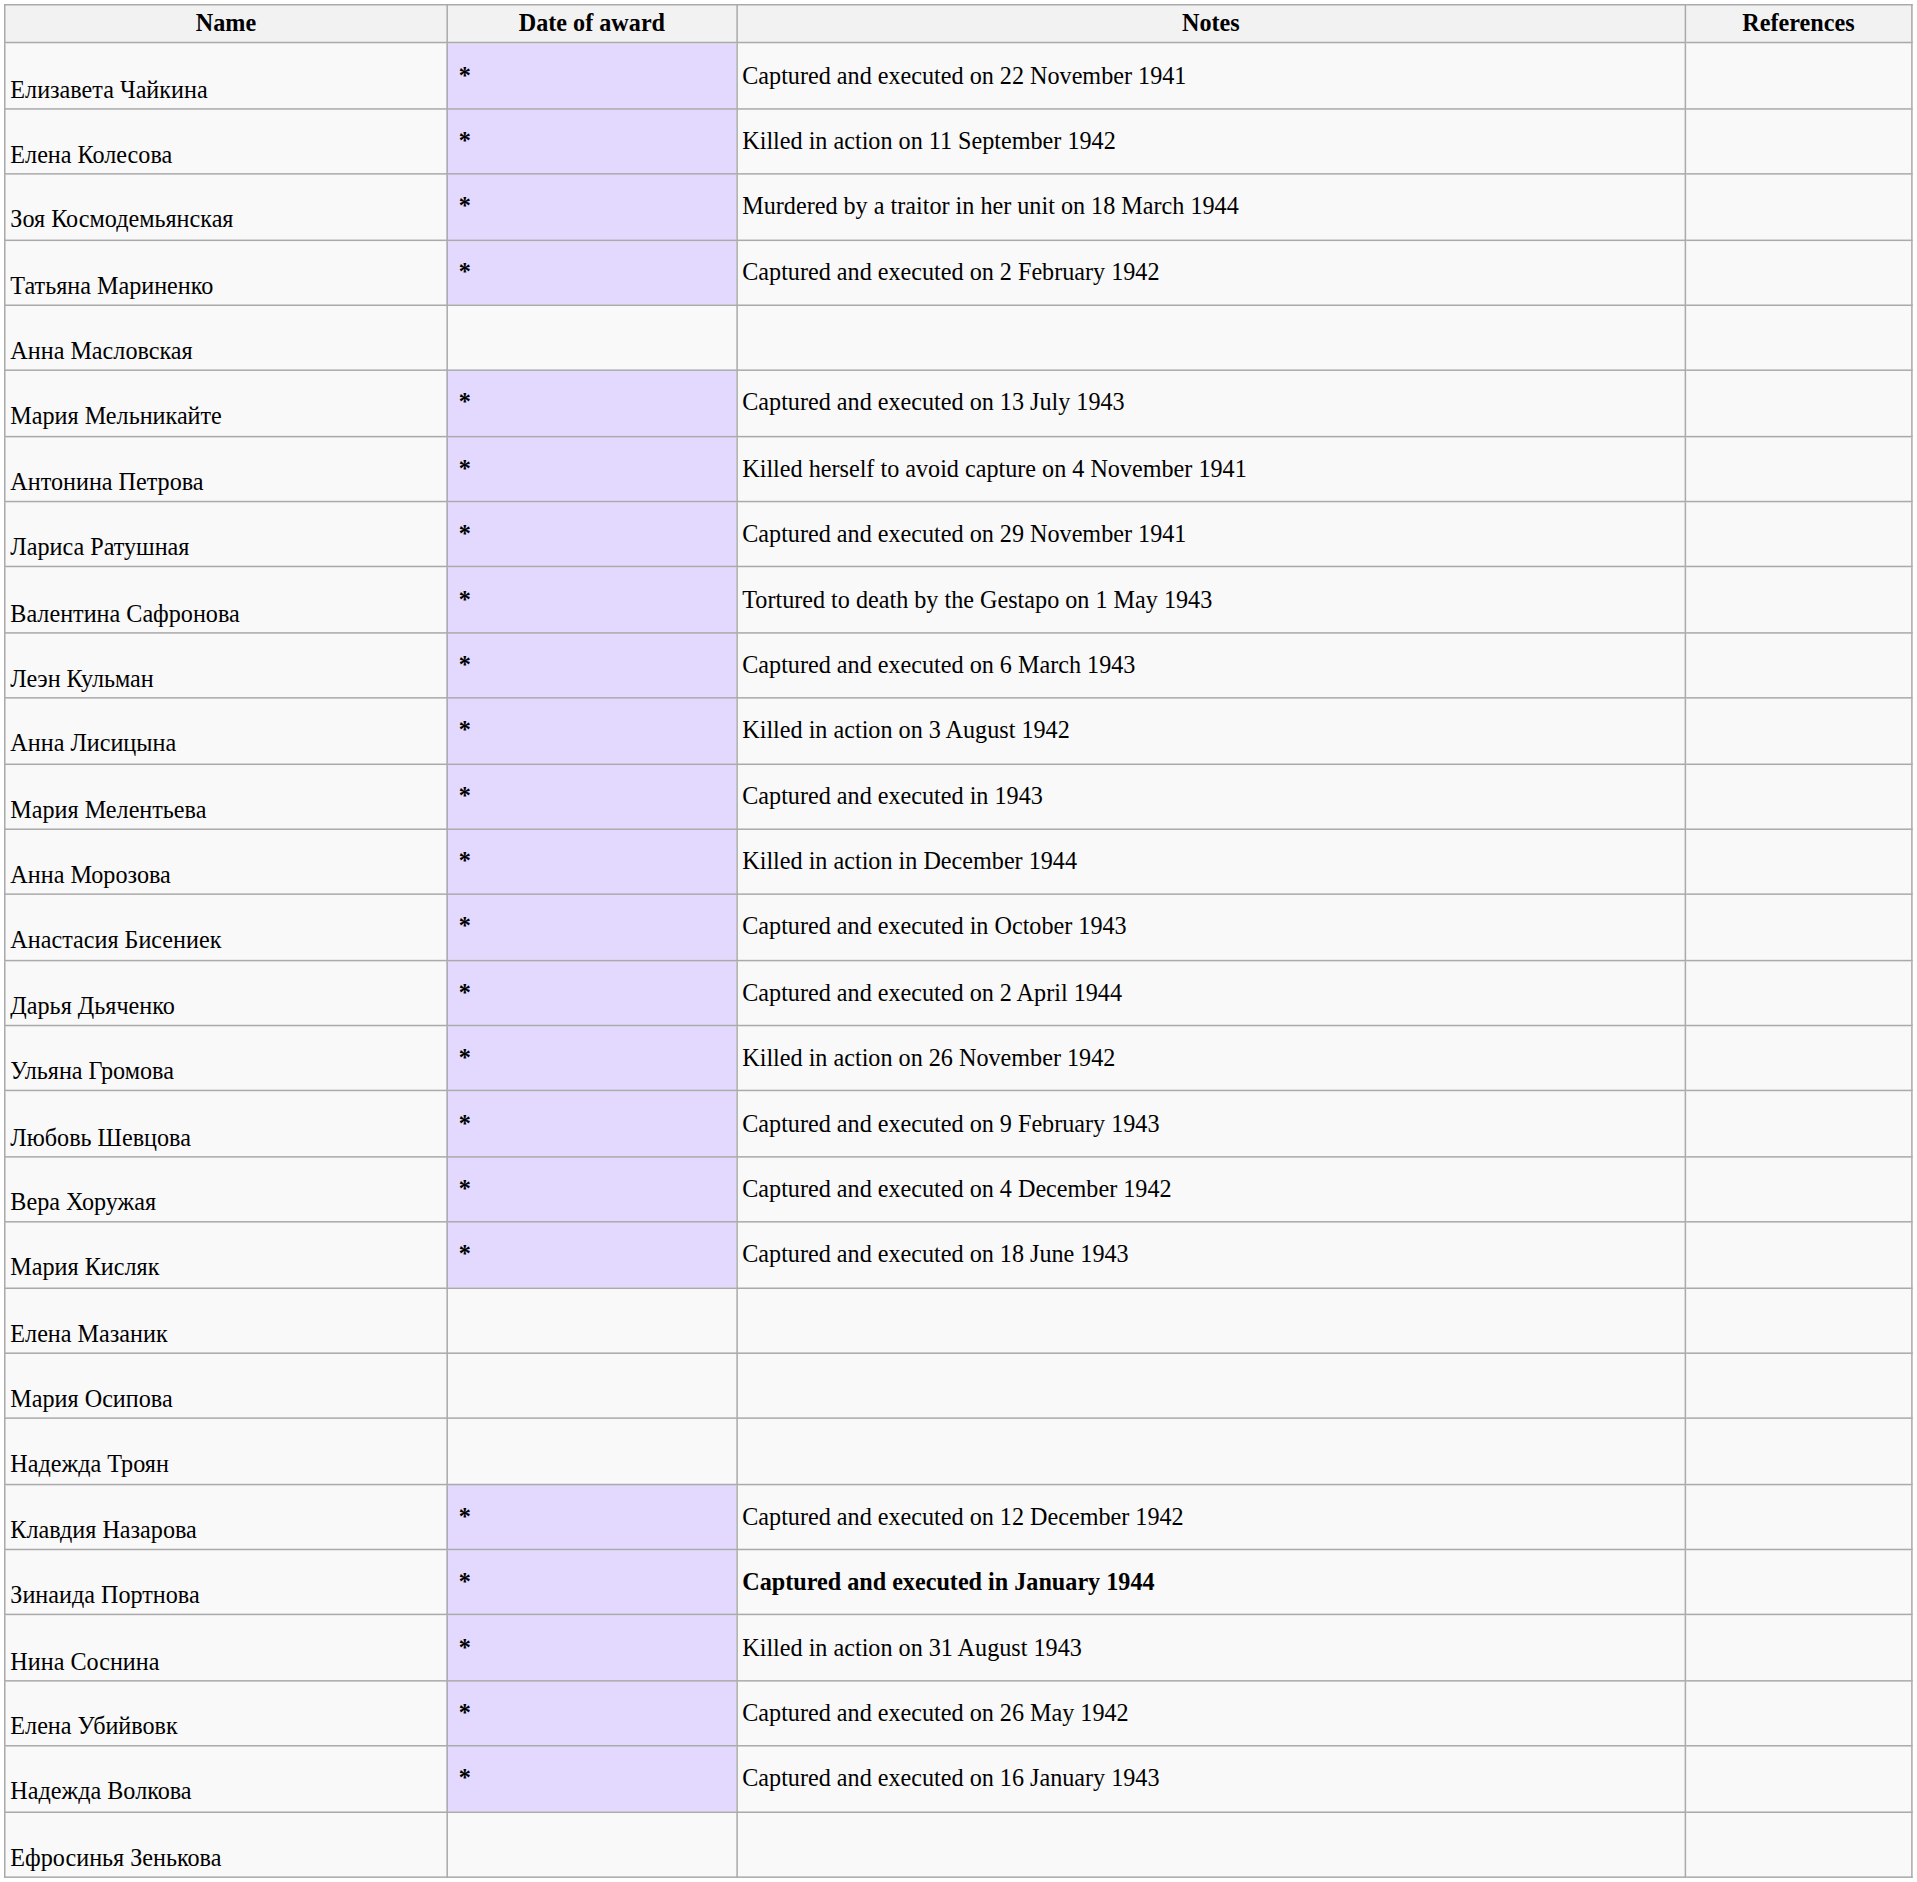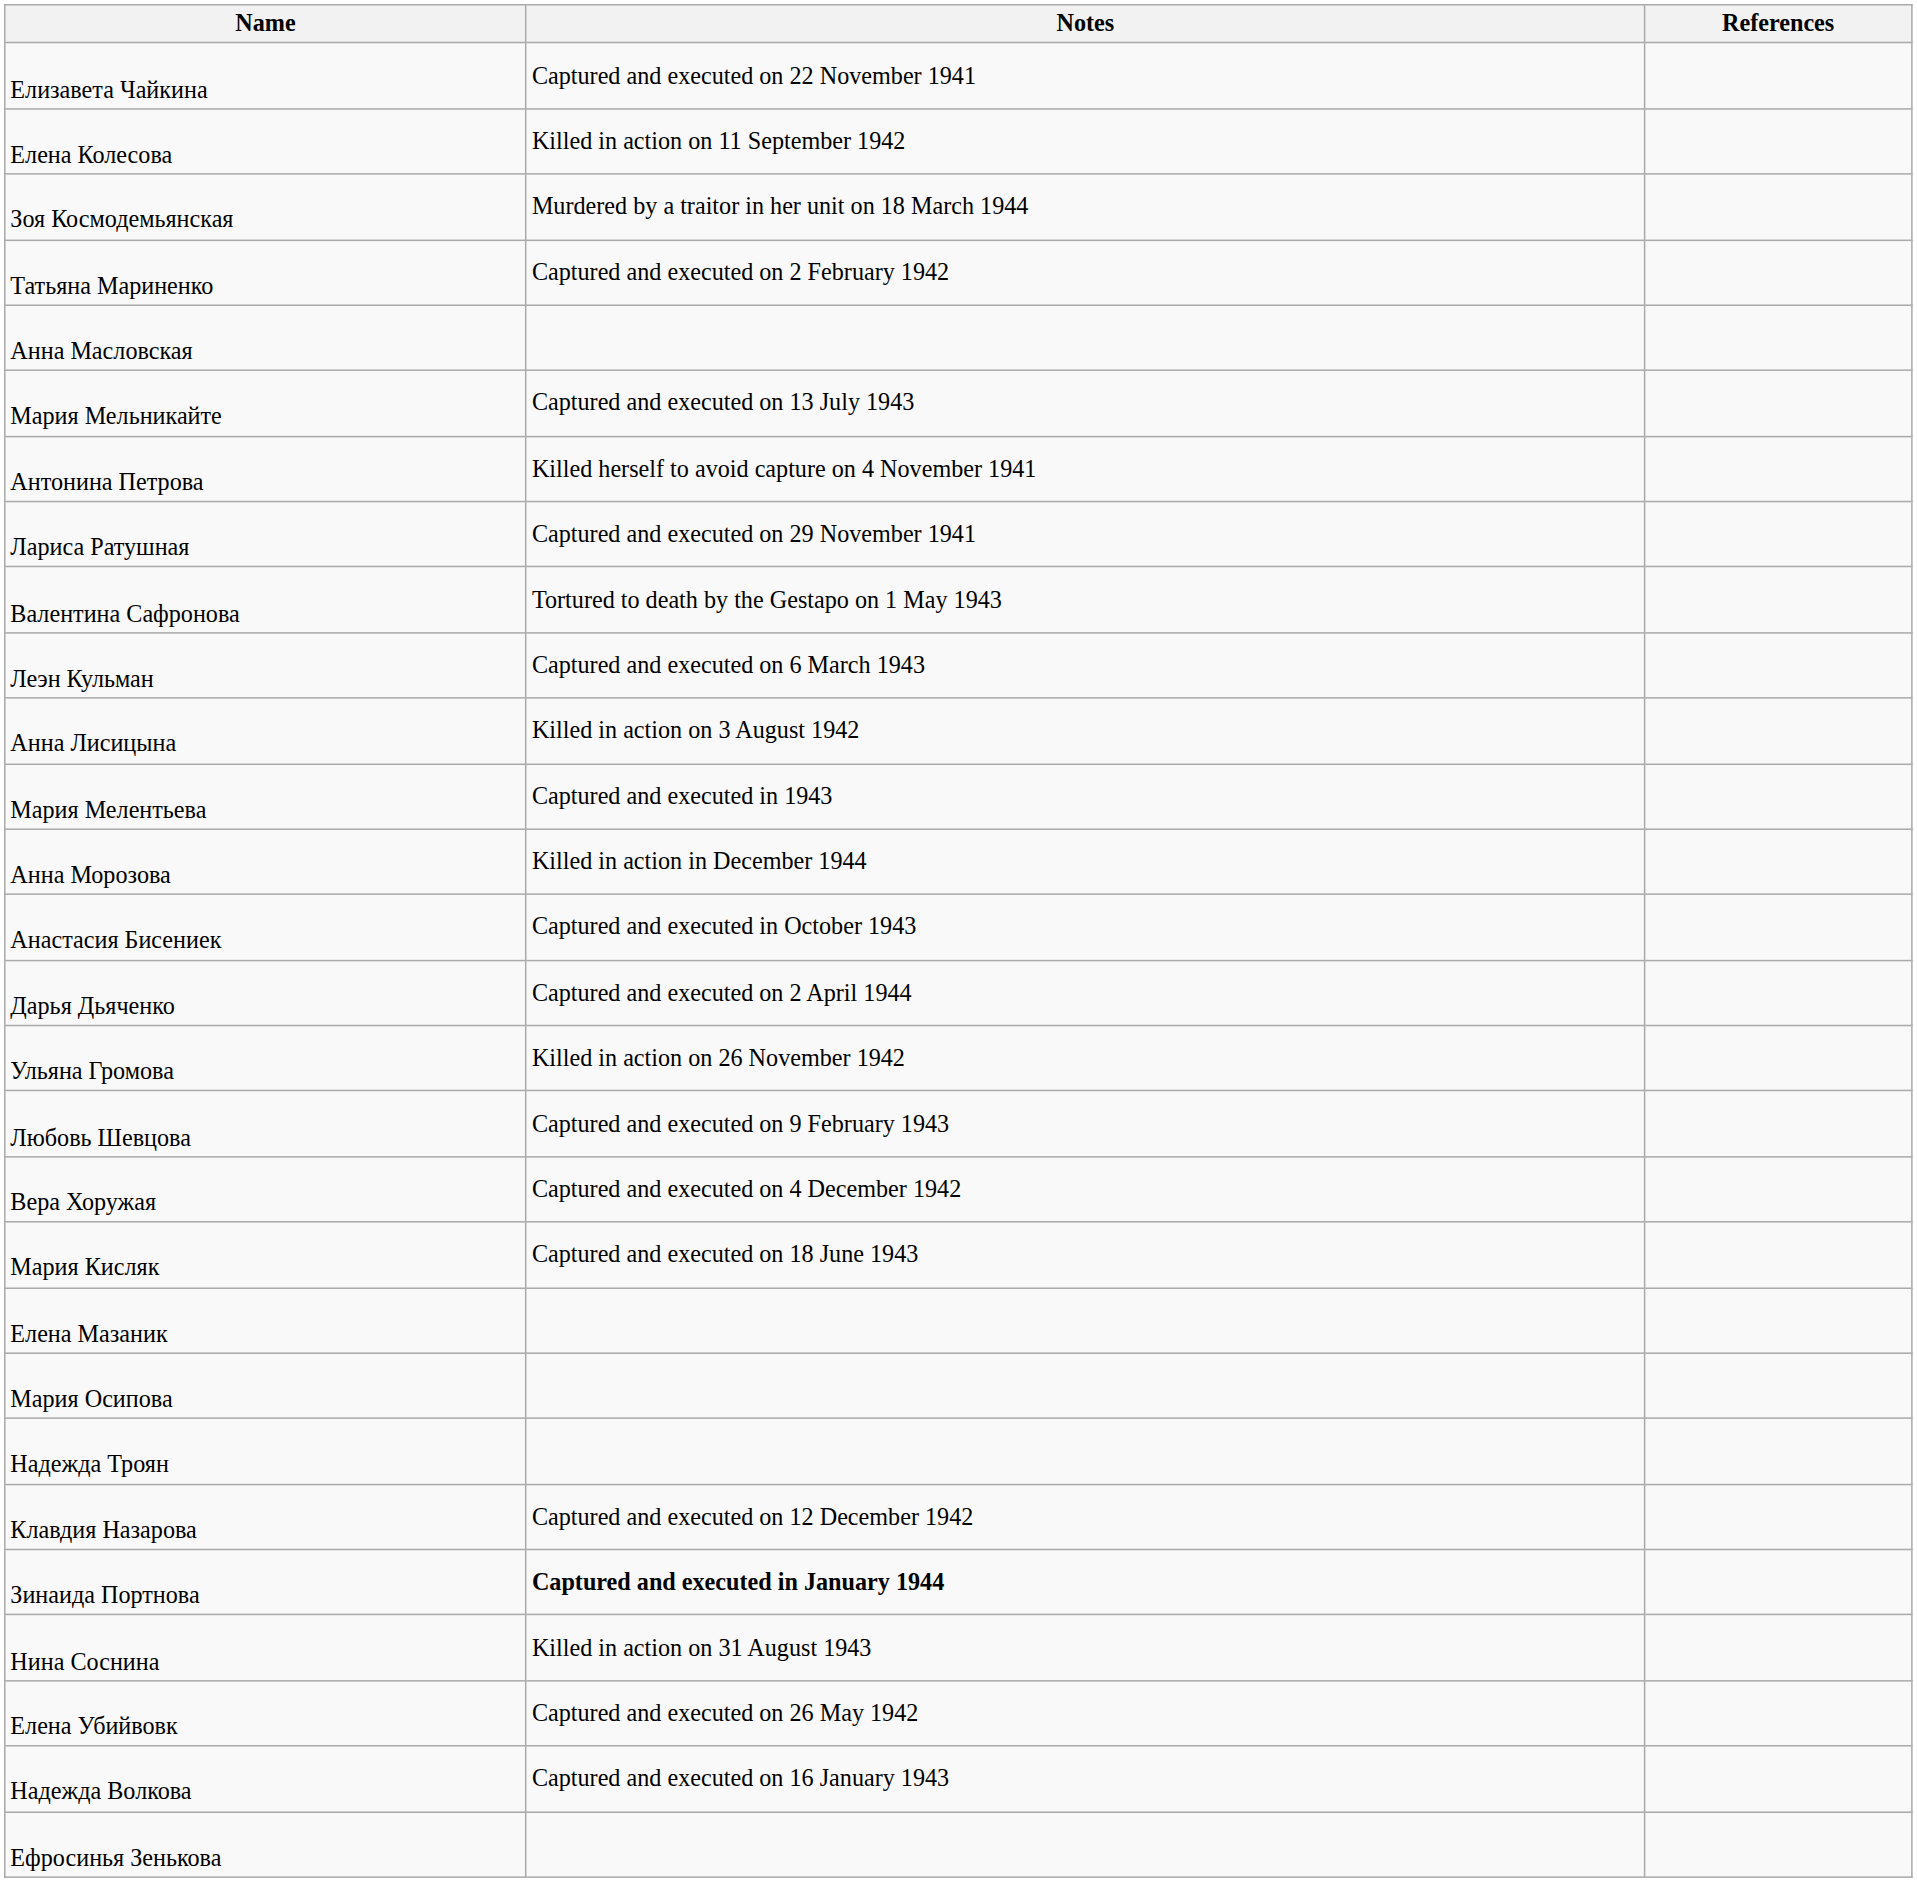- column: (592, 23)
